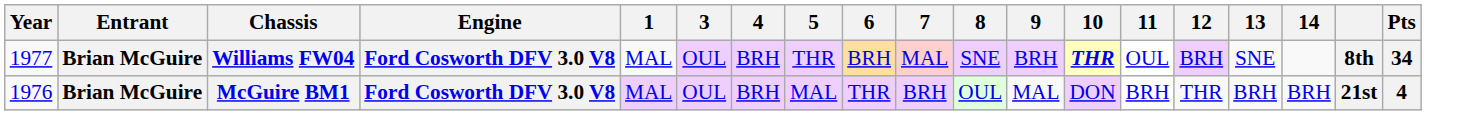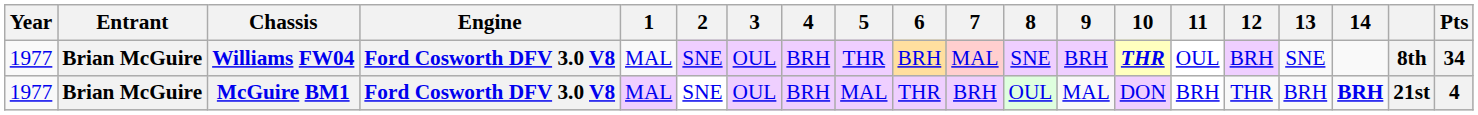+ column: (702, 22)
(31, 92) 1976 -> (31, 92) 1977
(1309, 92) normal -> (1360, 92) bold
